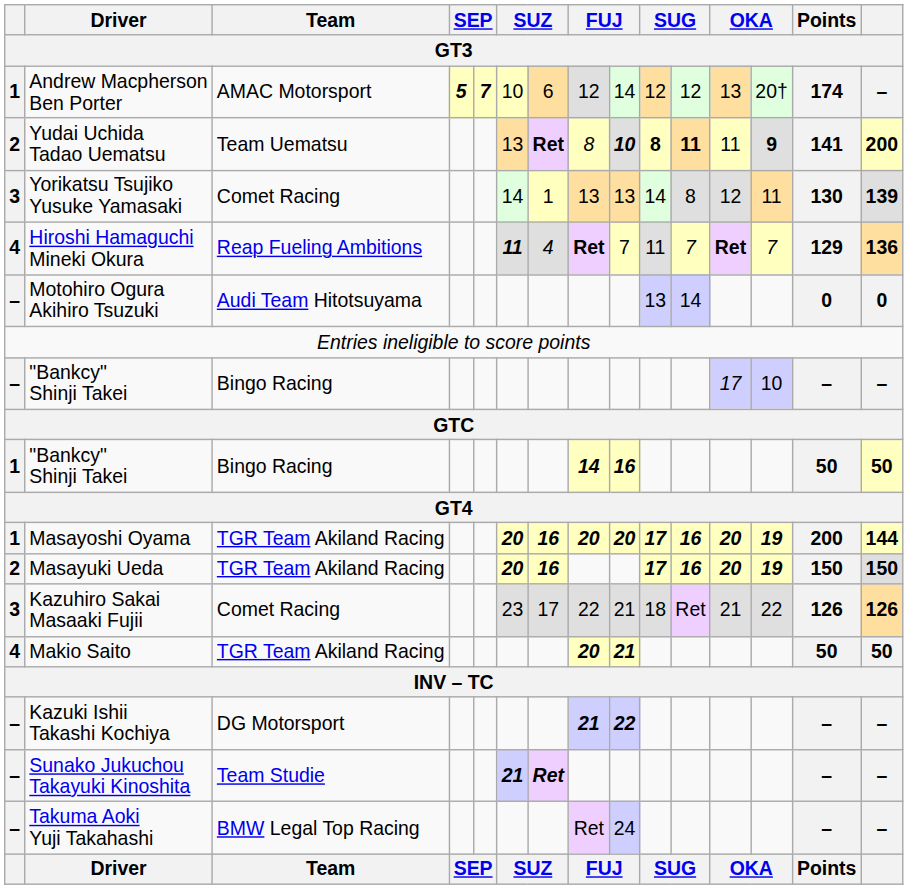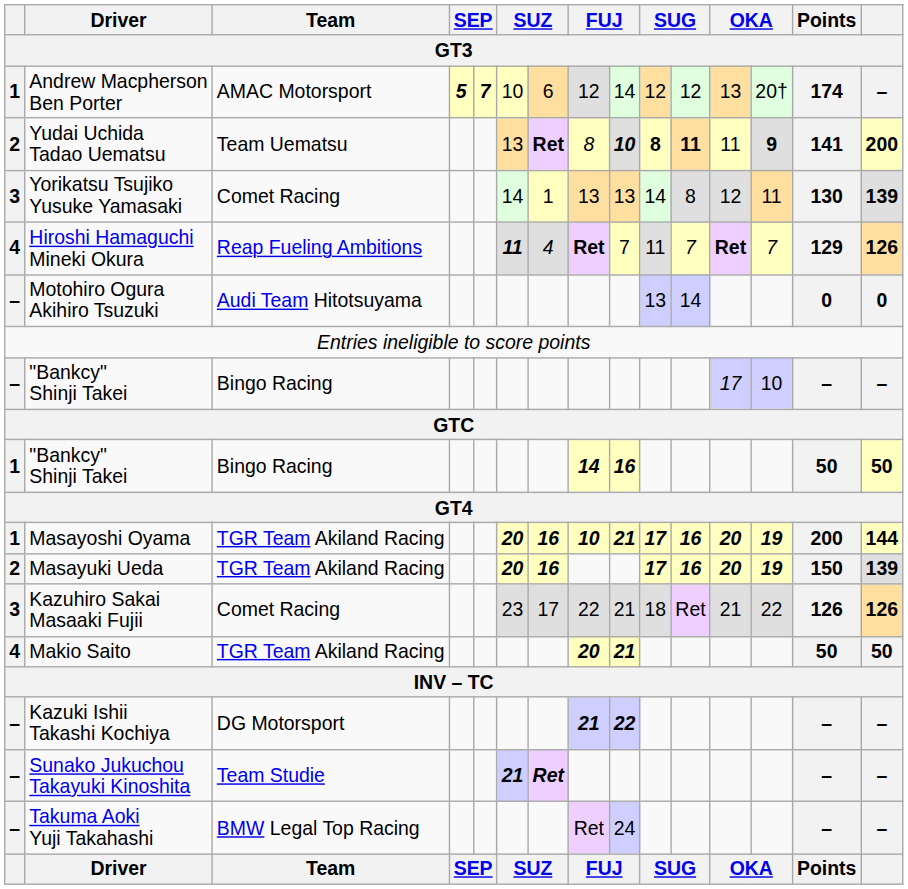(882, 248) 136 -> (882, 248) 126
(589, 538) 20 -> (589, 538) 10
(624, 538) 20 -> (624, 538) 21
(882, 568) 150 -> (882, 568) 139
